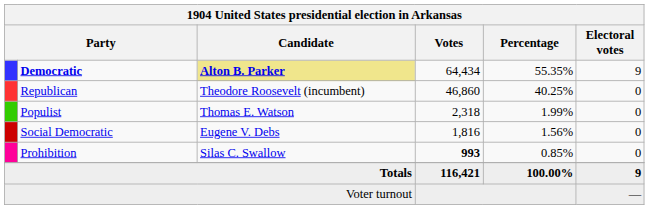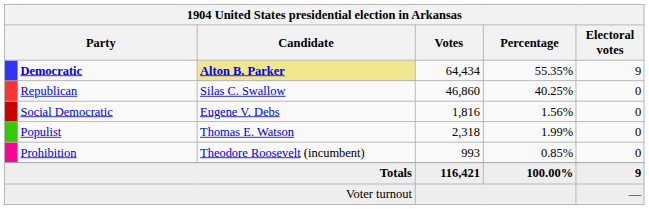(282, 91) Theodore Roosevelt (incumbent) -> (243, 91) Silas C. Swallow
rows swapped: (41, 111) <-> (67, 132)
(243, 153) Silas C. Swallow -> (282, 153) Theodore Roosevelt (incumbent)
(471, 153) bold -> (471, 153) normal
